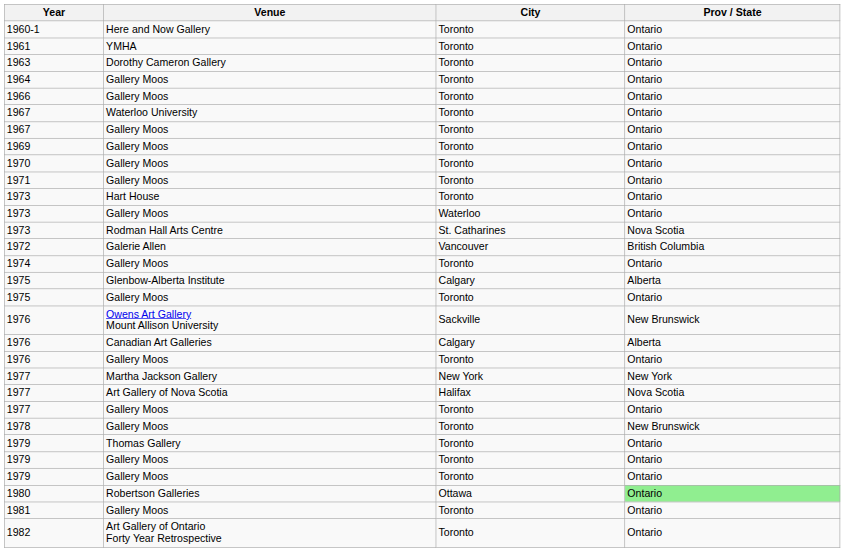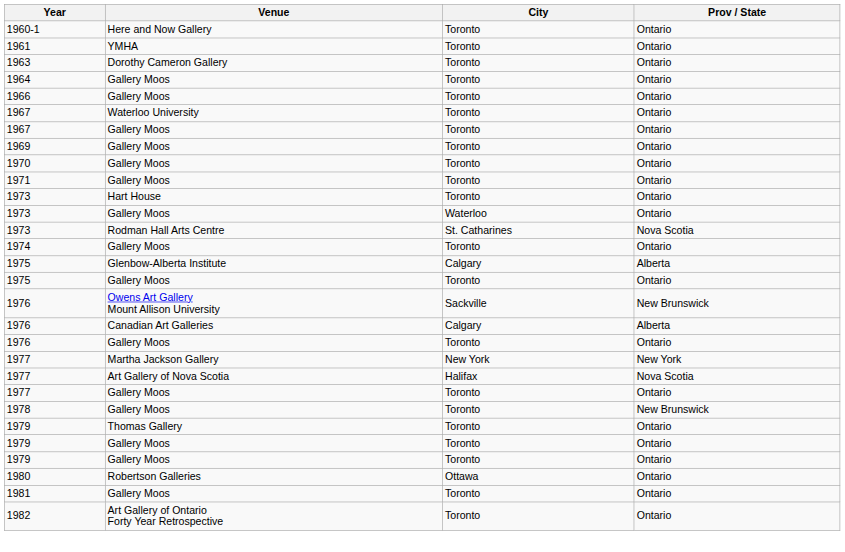- row: (19, 247)
(645, 493) lightgreen background -> (654, 476) no background
